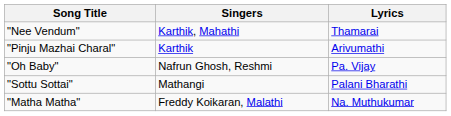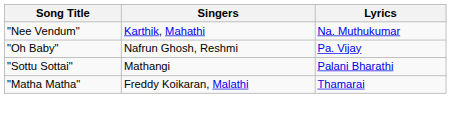(355, 31) Thamarai -> (359, 31) Na. Muthukumar
- row: (61, 48)
(373, 102) Na. Muthukumar -> (341, 84) Thamarai
